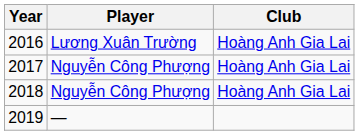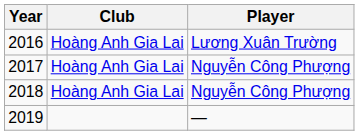columns swapped: (130, 17) <-> (284, 17)
